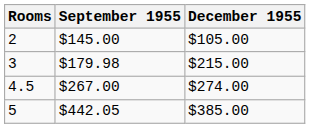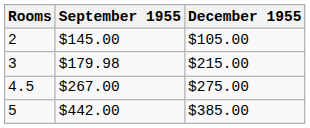(218, 88) $274.00 -> (218, 88) $275.00
(89, 111) $442.05 -> (89, 111) $442.00
